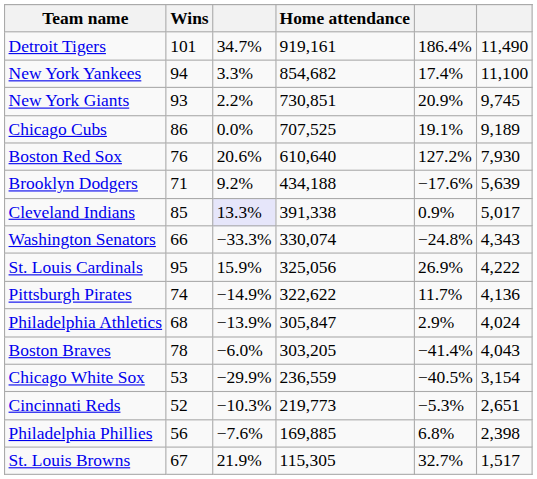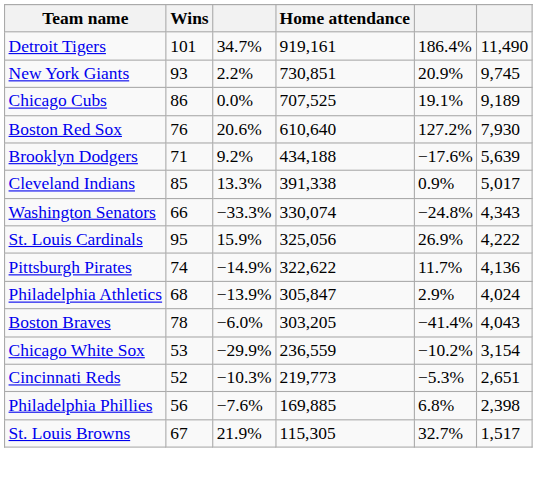- row: (75, 73)
(239, 211) lavender background -> (239, 184) no background
(445, 377) −40.5% -> (445, 350) −10.2%
